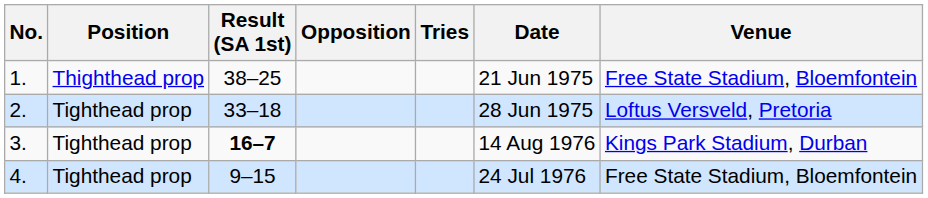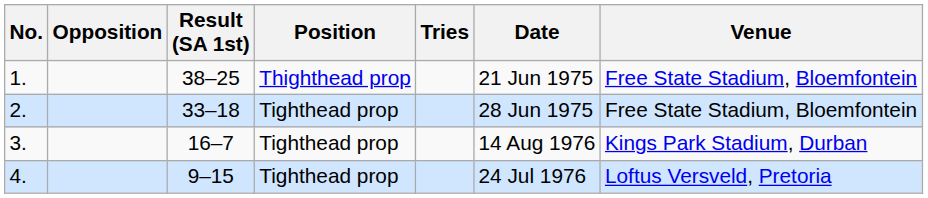columns swapped: (356, 32) <-> (128, 32)
(718, 110) Loftus Versveld, Pretoria -> (761, 110) Free State Stadium, Bloemfontein
(253, 143) bold -> (211, 143) normal
(761, 176) Free State Stadium, Bloemfontein -> (718, 176) Loftus Versveld, Pretoria
